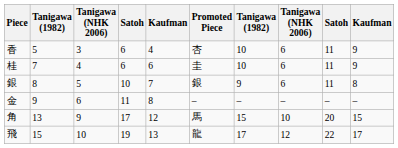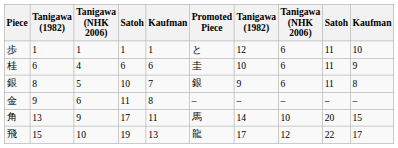+ row: (11, 49)
- row: (11, 49)
(35, 66) 7 -> (35, 66) 6
(153, 117) 12 -> (153, 117) 11
(241, 117) 15 -> (241, 117) 14
